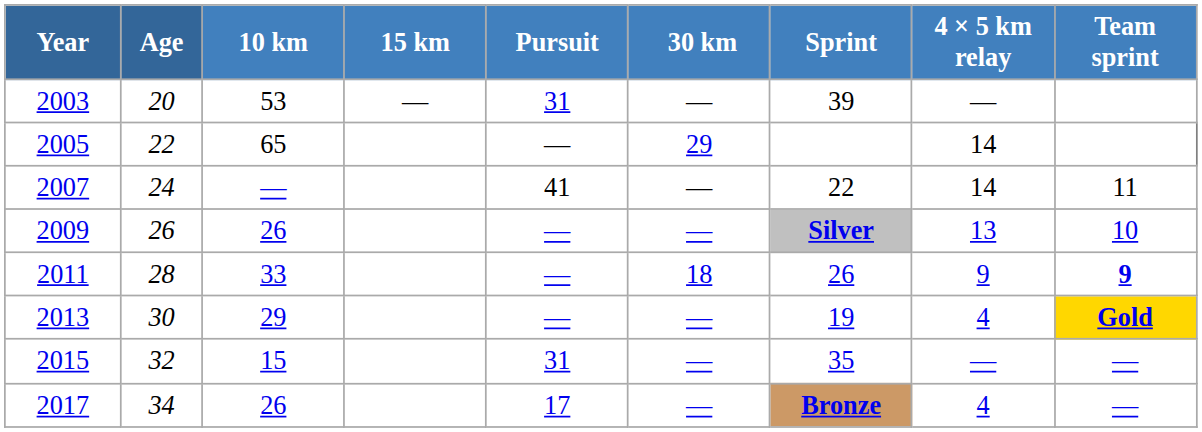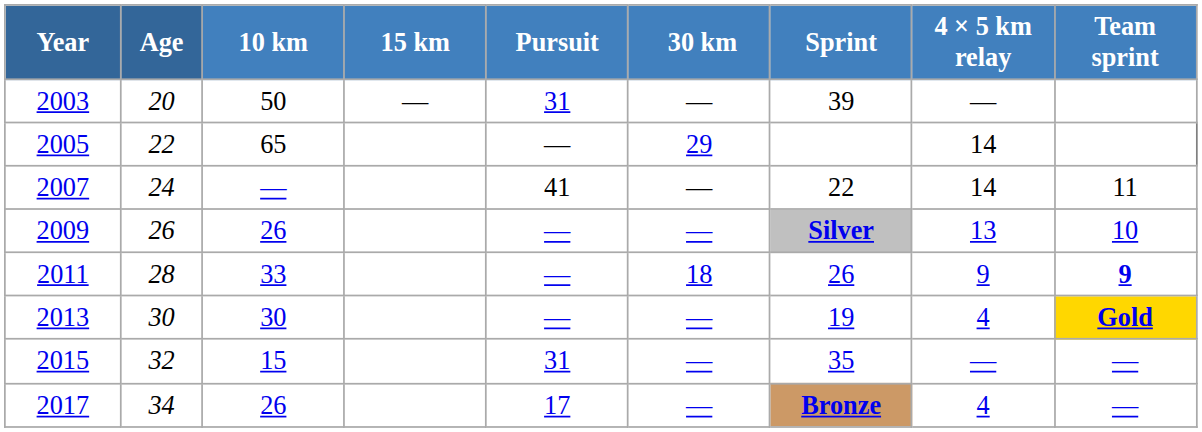(273, 100) 53 -> (273, 100) 50
(273, 317) 29 -> (273, 317) 30
